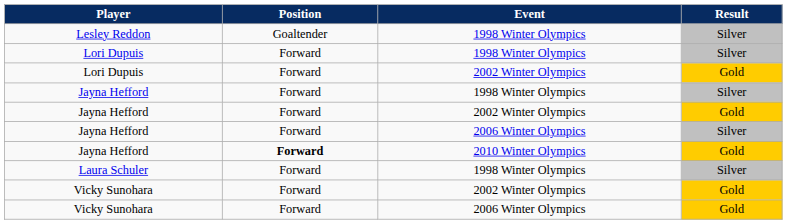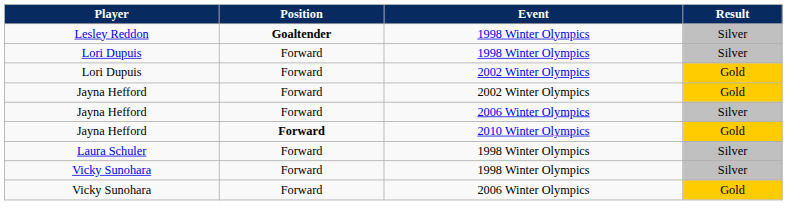(300, 33) normal -> (302, 33) bold
- row: (113, 92)
+ row: (112, 170)
- row: (113, 190)
